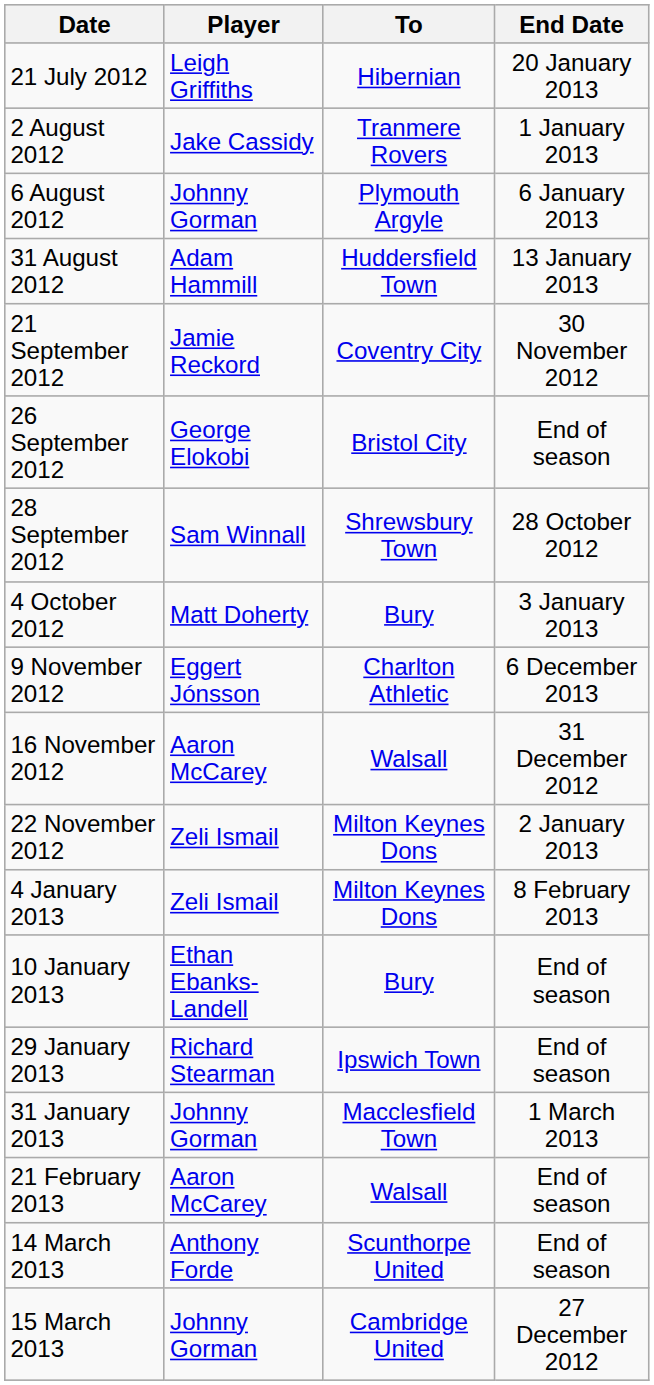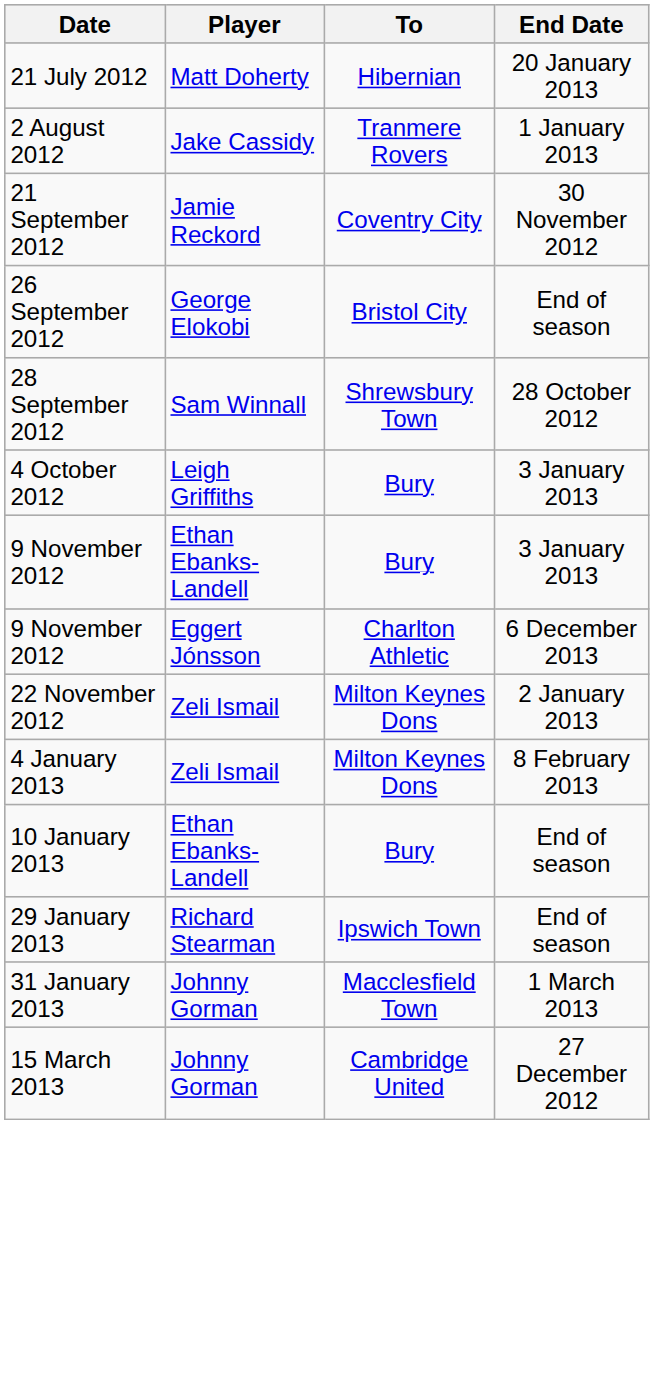(211, 76) Leigh Griffiths -> (240, 76) Matt Doherty
- row: (57, 206)
- row: (64, 272)
(239, 614) Matt Doherty -> (212, 483) Leigh Griffiths
+ row: (76, 562)
- row: (83, 758)
- row: (76, 1190)
- row: (61, 1256)
